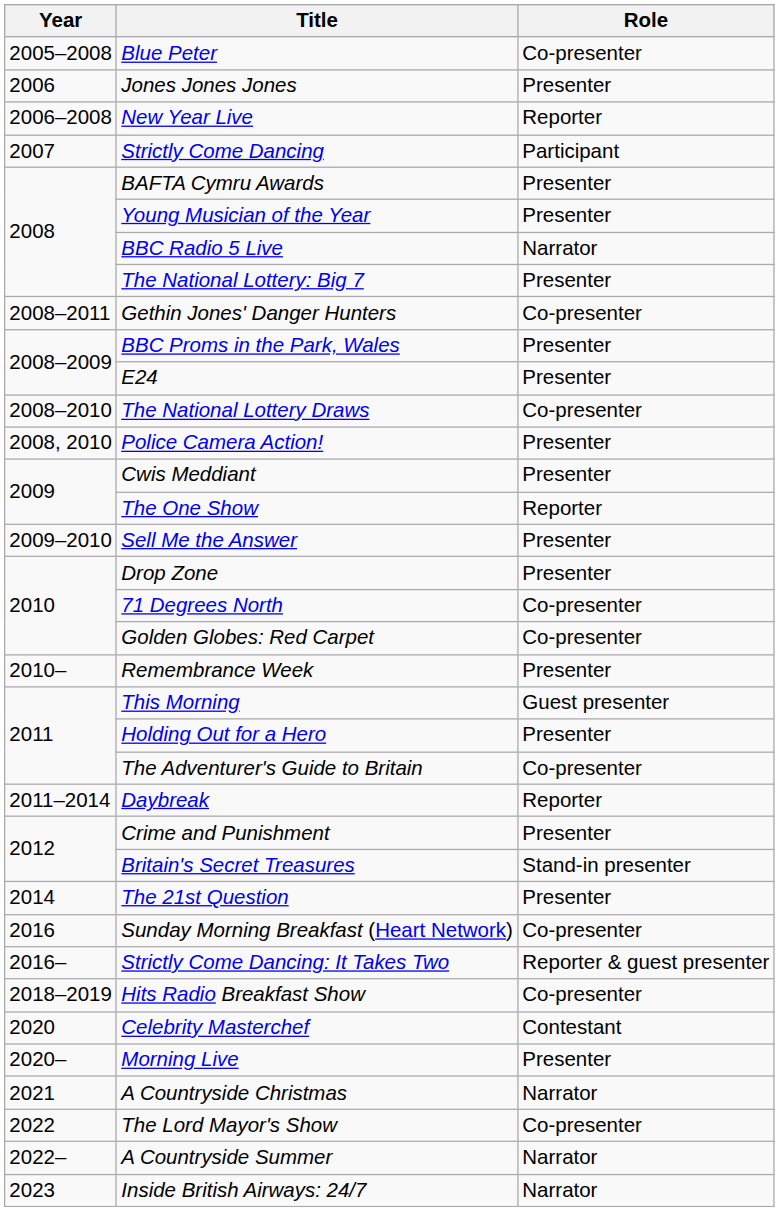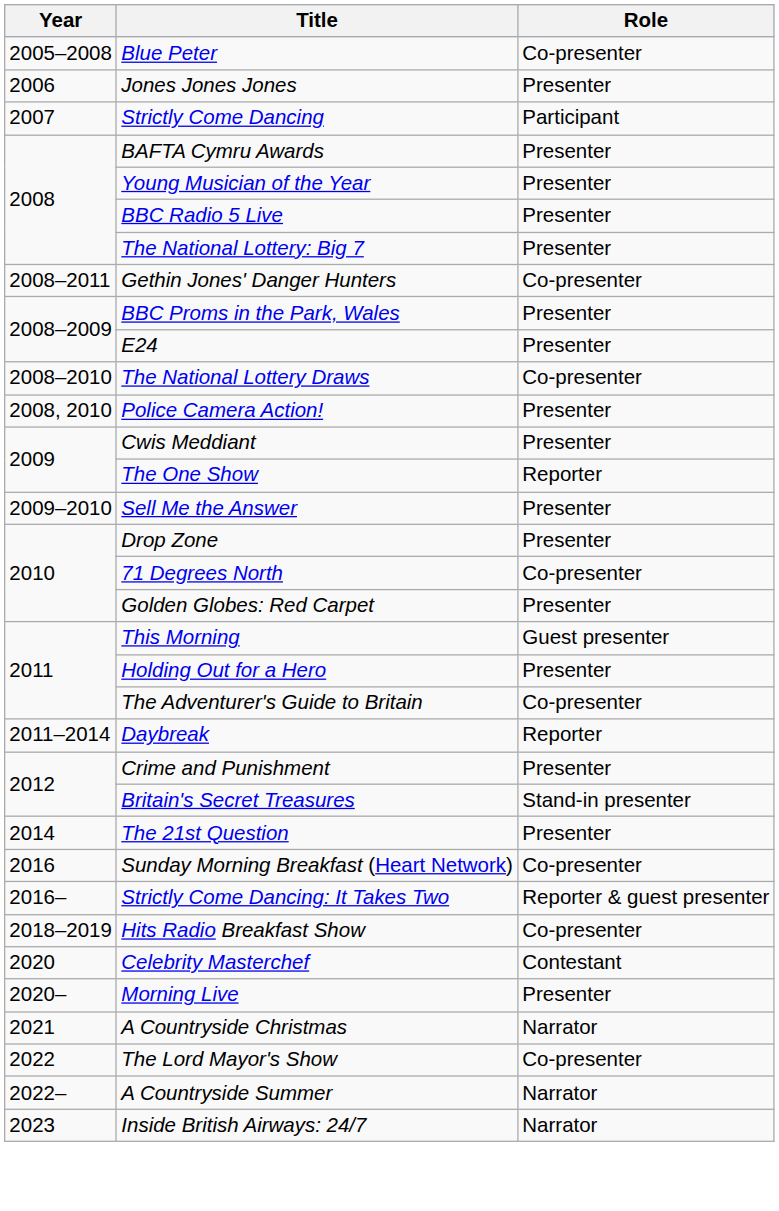- row: (187, 118)
(560, 248) Narrator -> (567, 215) Presenter
(582, 637) Co-presenter -> (567, 605) Presenter
- row: (217, 670)
